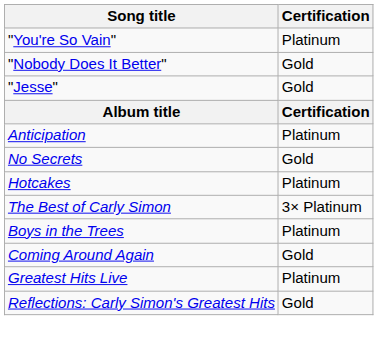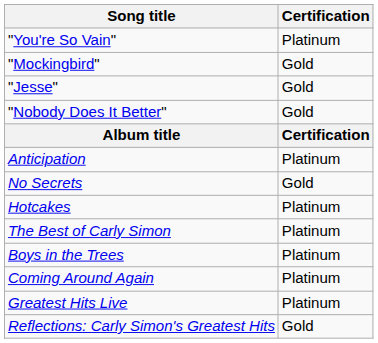+ row: (54, 64)
rows swapped: (87, 64) <-> (33, 87)
(322, 207) 3× Platinum -> (311, 231) Platinum
(298, 254) Gold -> (311, 278) Platinum
